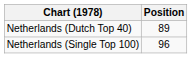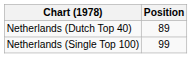(164, 45) 96 -> (164, 45) 99
